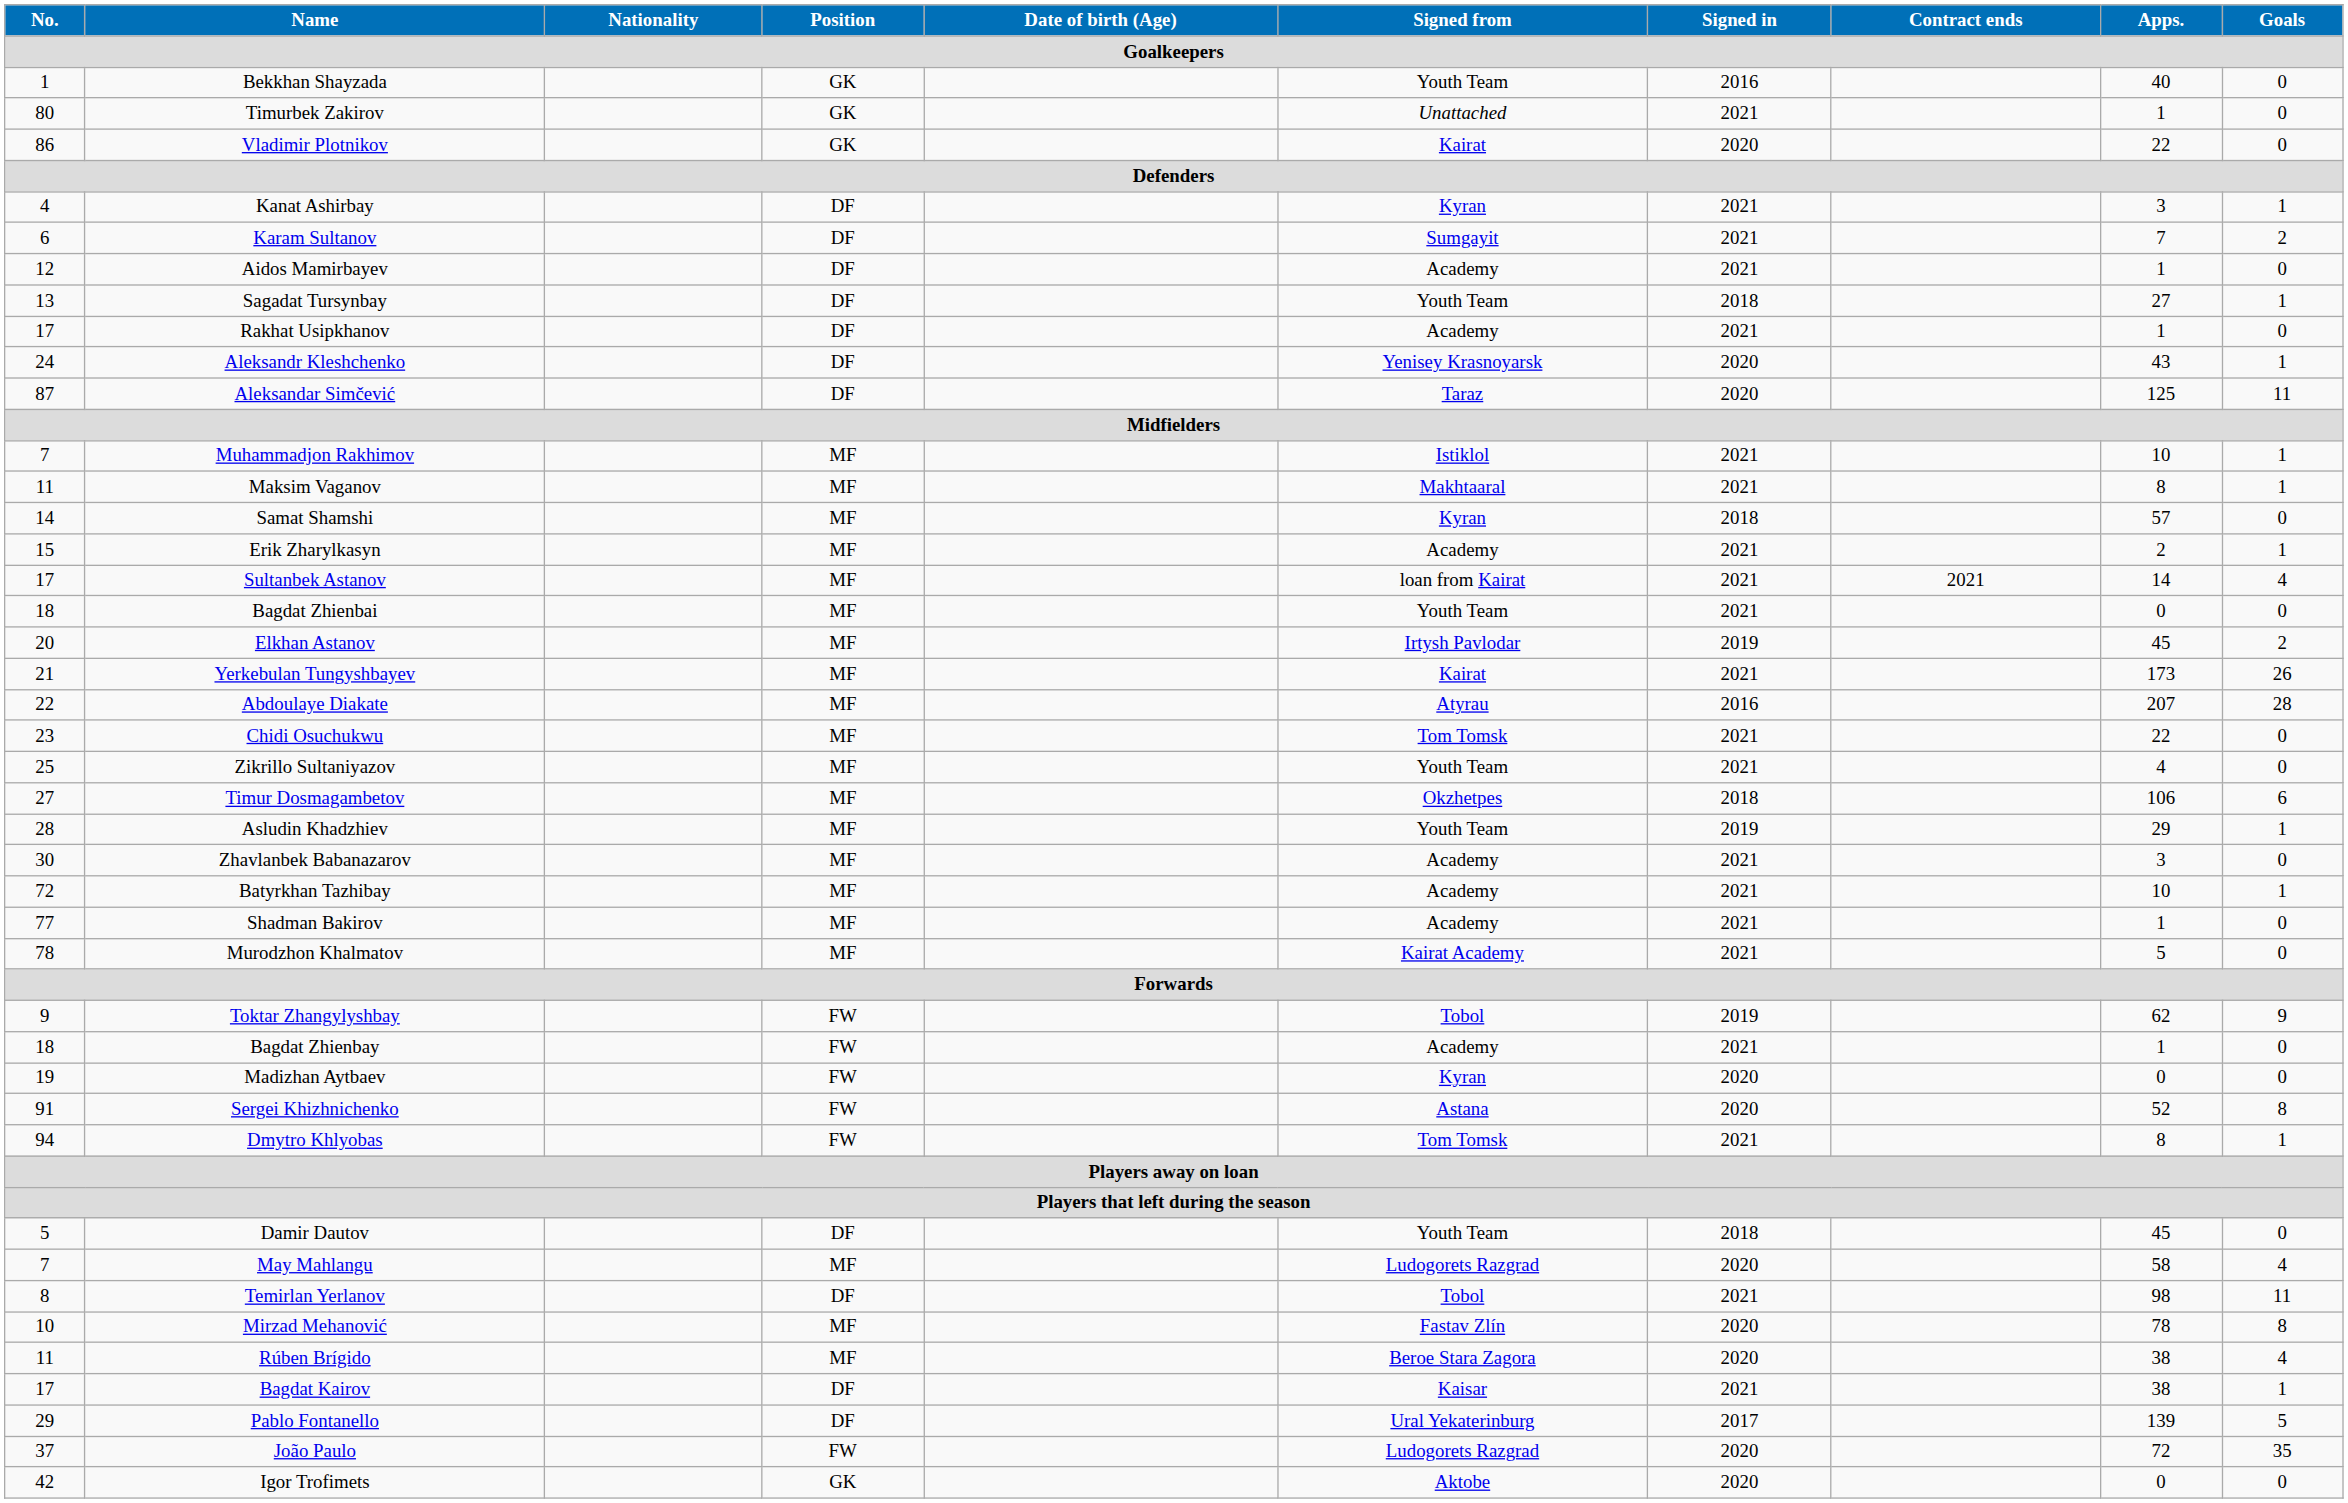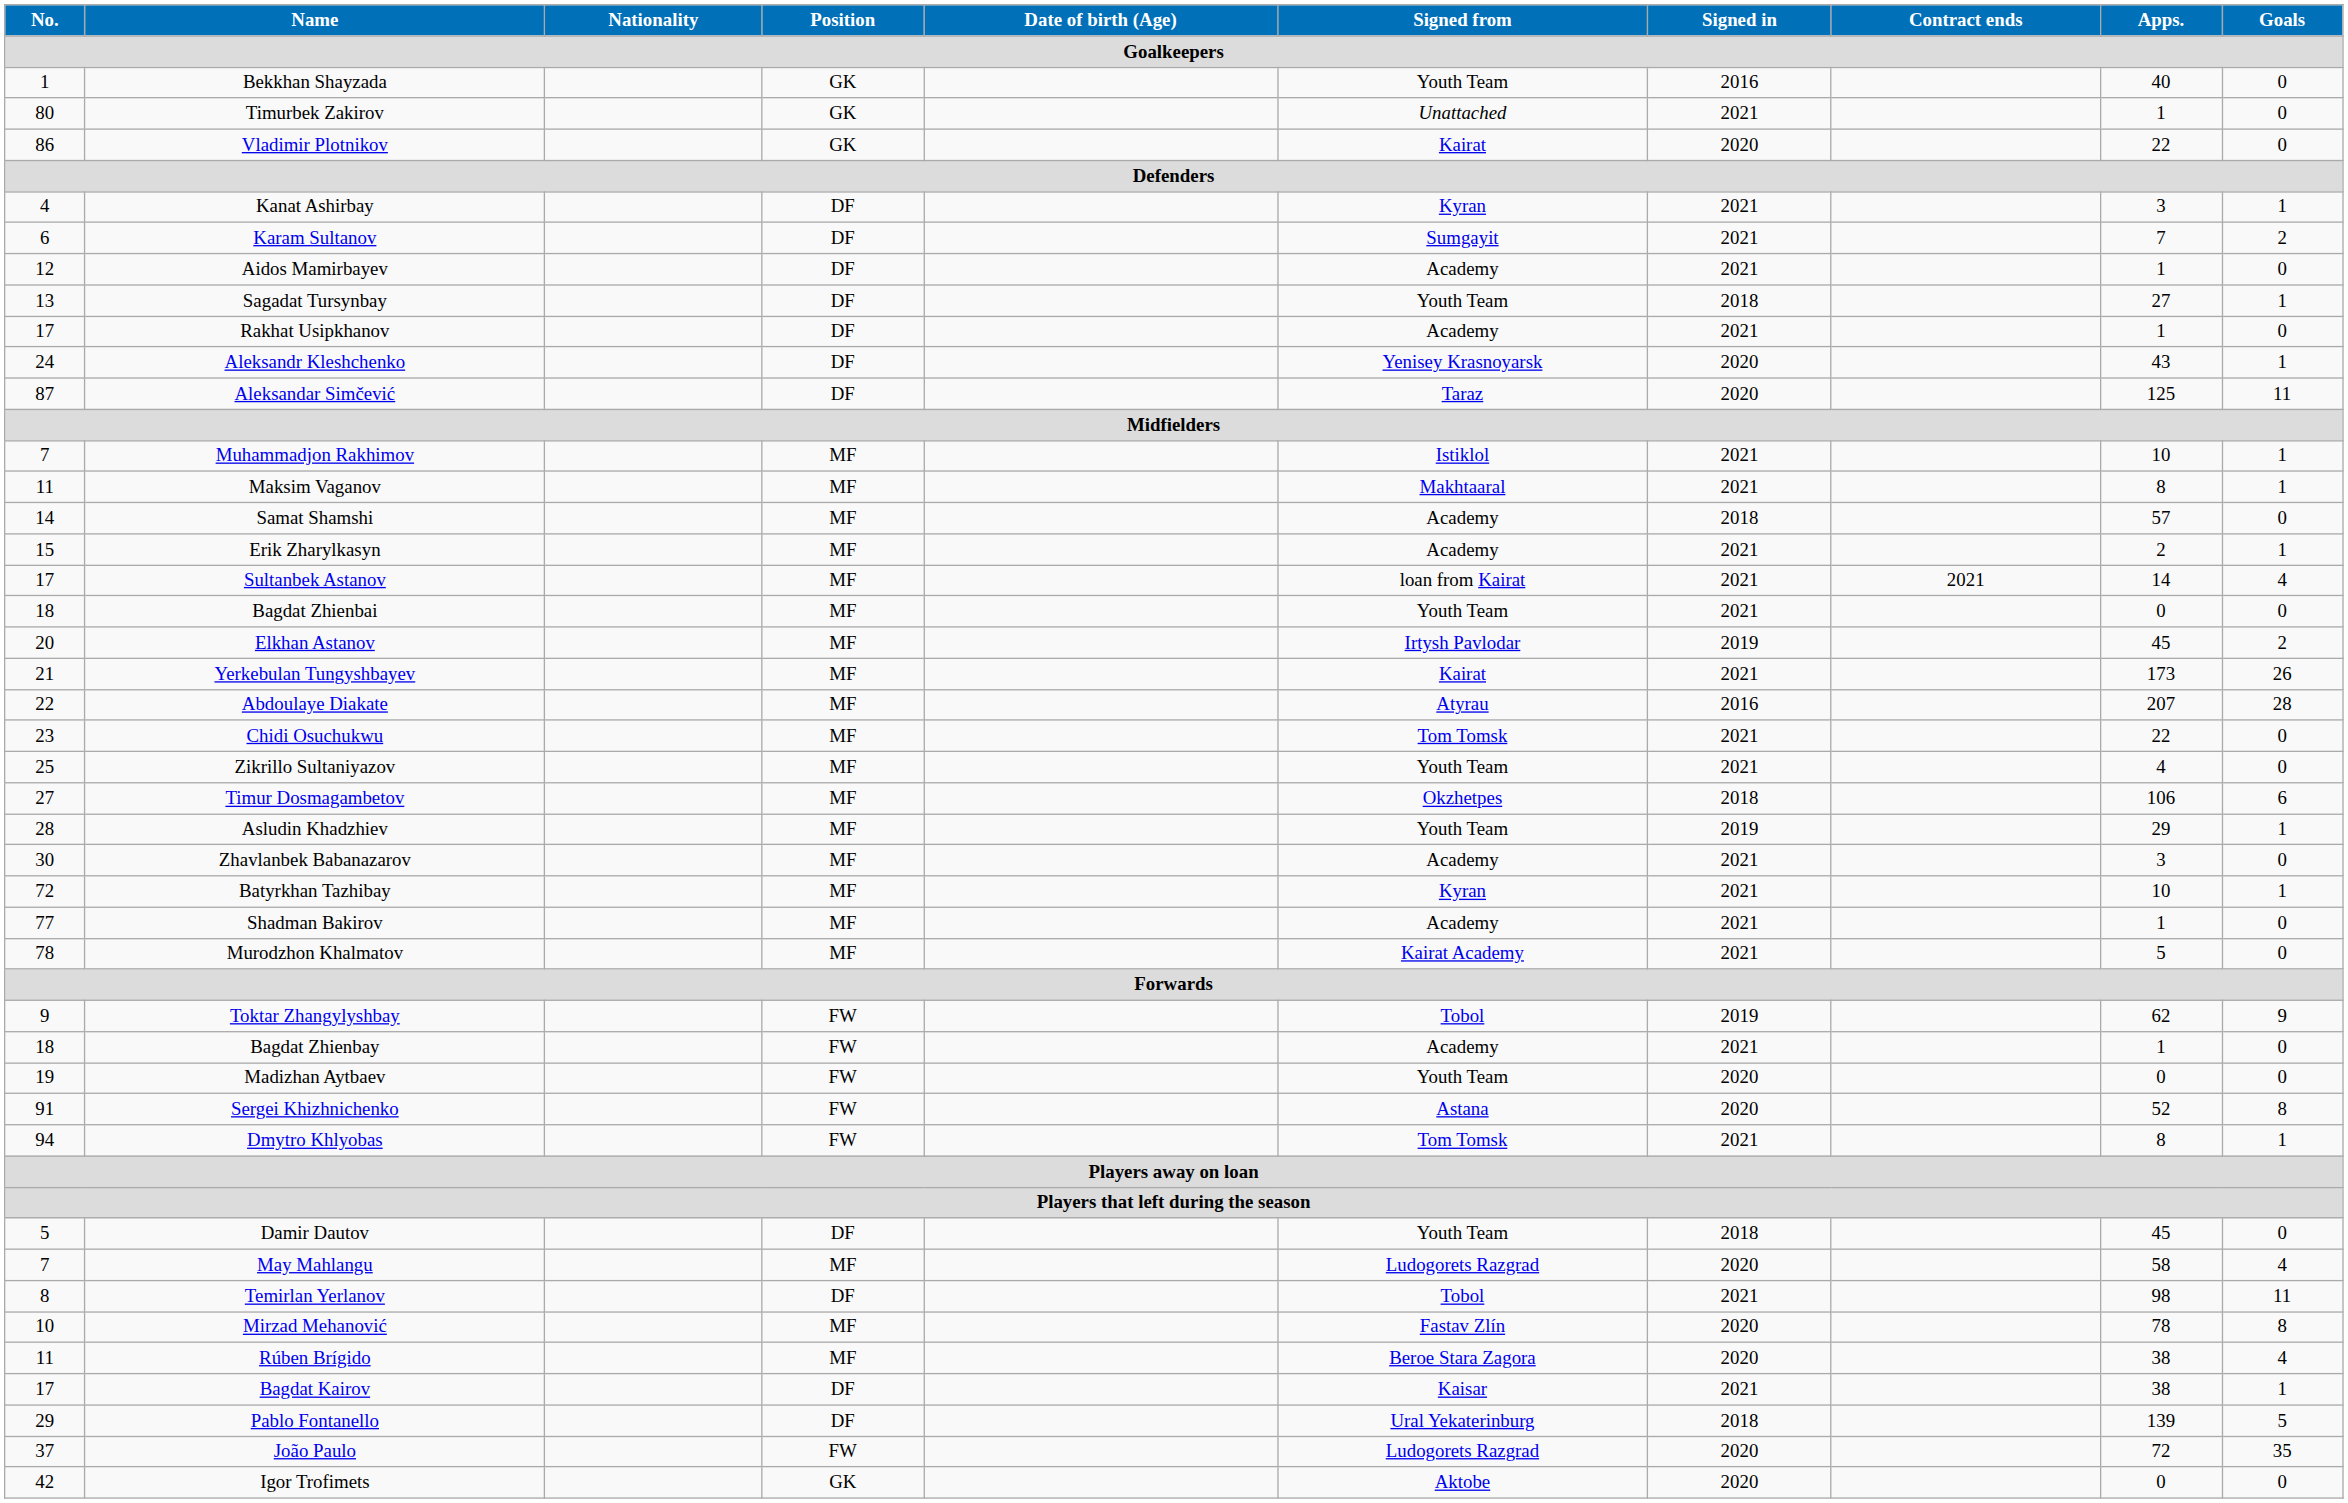(1462, 518) Kyran -> (1462, 518) Academy
(1462, 891) Academy -> (1462, 891) Kyran
(1462, 1078) Kyran -> (1462, 1078) Youth Team
(1739, 1420) 2017 -> (1739, 1420) 2018
